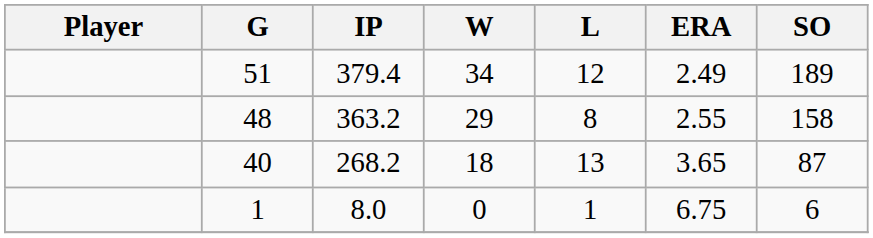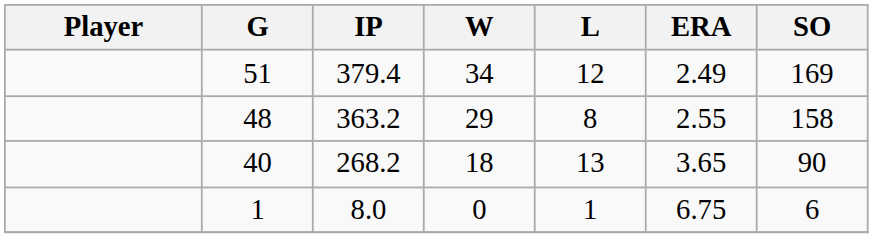(812, 72) 189 -> (812, 72) 169
(812, 163) 87 -> (812, 163) 90
